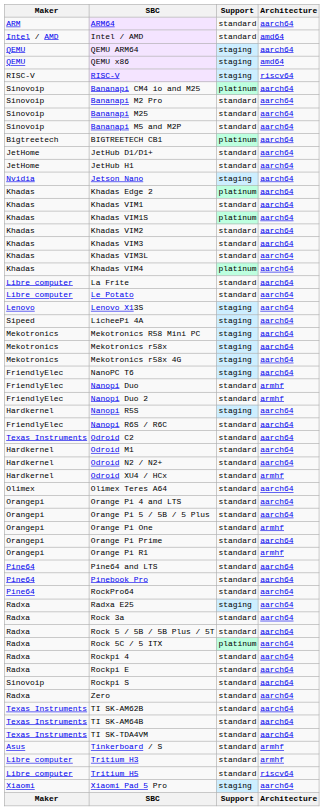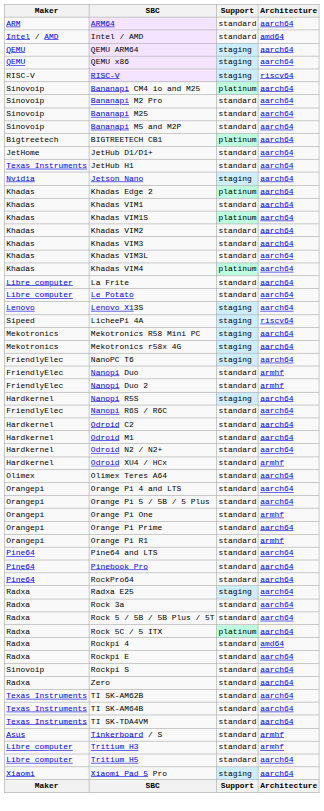(272, 62) amd64 -> (277, 62) aarch64
(23, 166) JetHome -> (47, 166) Texas Instruments
(277, 321) aarch64 -> (277, 321) riscv64
- row: (129, 347)
(47, 437) Texas Instruments -> (30, 424) Hardkernel
(277, 657) aarch64 -> (272, 644) amd64
(277, 773) riscv64 -> (277, 760) aarch64
